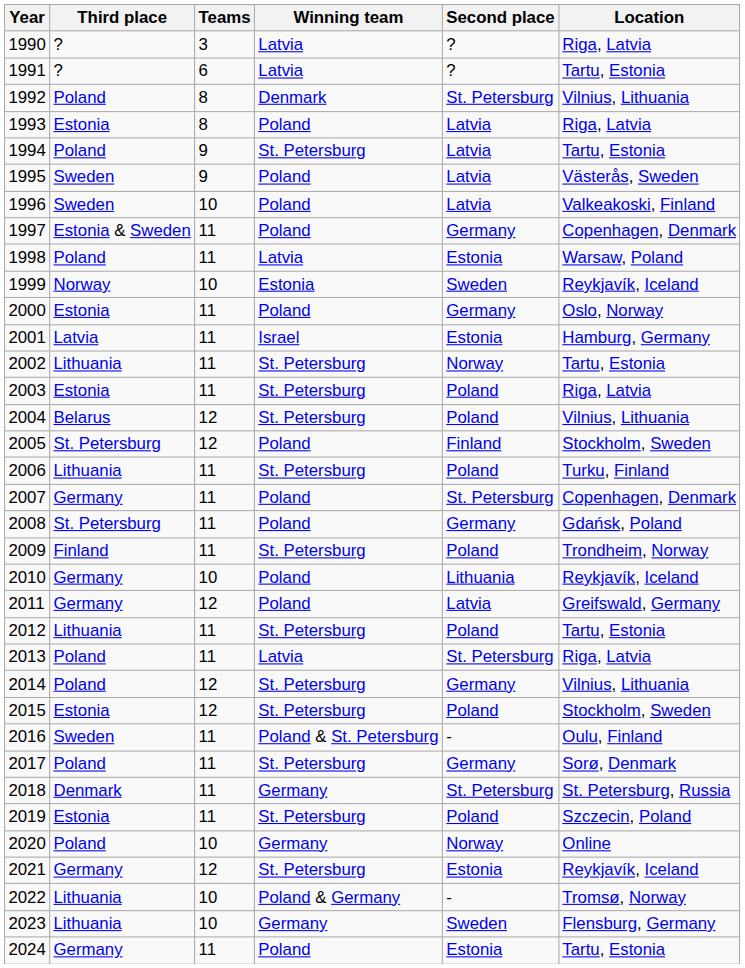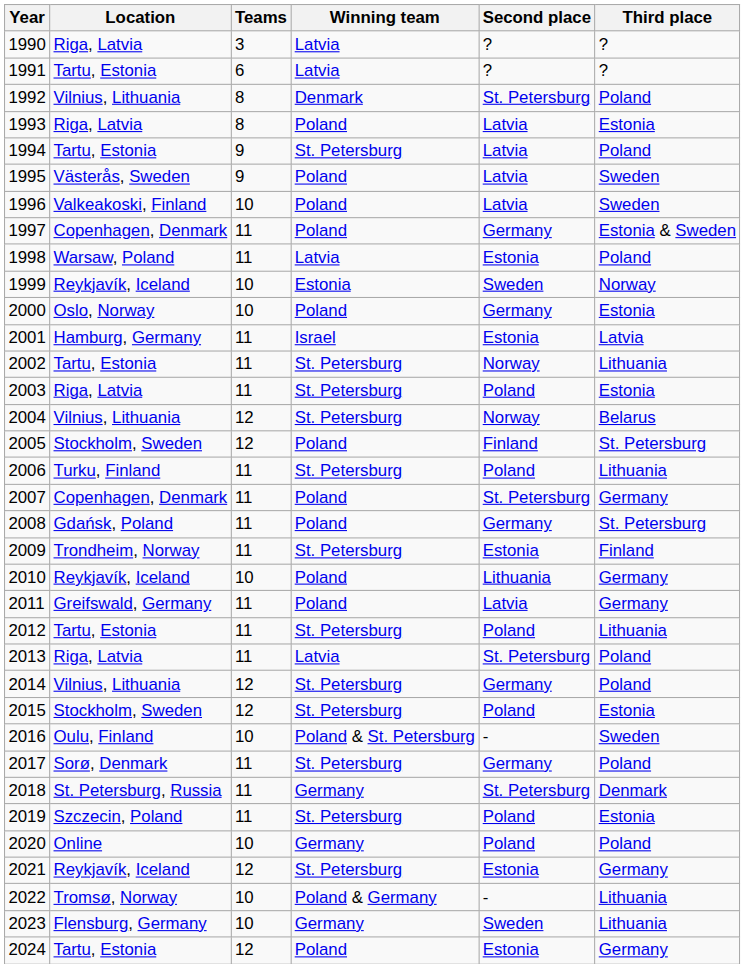columns swapped: (649, 17) <-> (122, 17)
(207, 310) 11 -> (244, 310) 10
(472, 417) Poland -> (511, 417) Norway
(472, 550) Poland -> (511, 550) Estonia
(208, 603) 12 -> (244, 603) 11
(207, 737) 11 -> (244, 737) 10
(475, 843) Norway -> (509, 843) Poland
(207, 950) 11 -> (244, 950) 12
